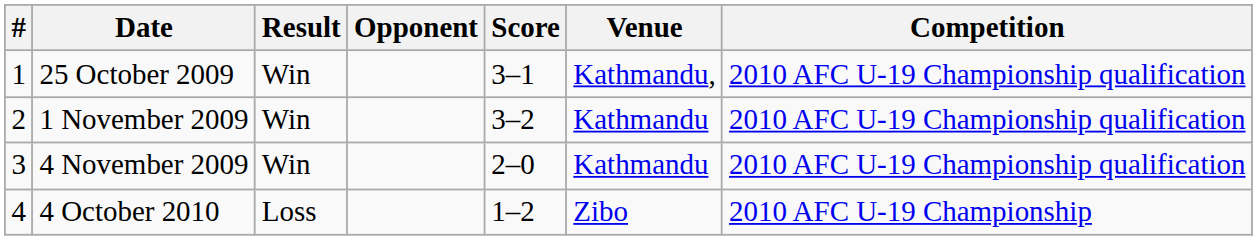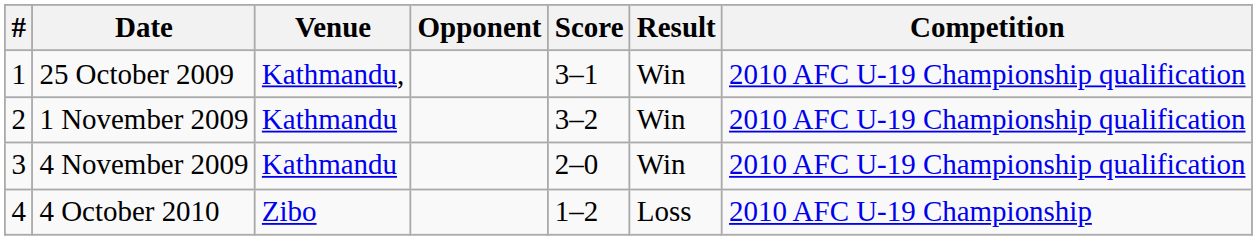columns swapped: (645, 27) <-> (301, 27)
